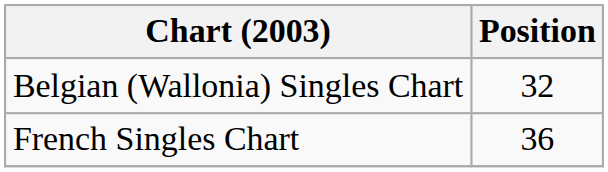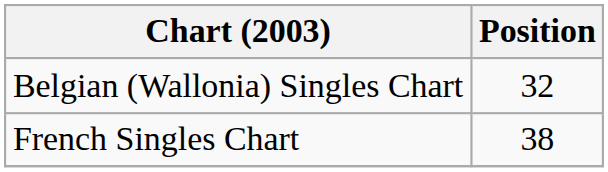(537, 138) 36 -> (537, 138) 38
